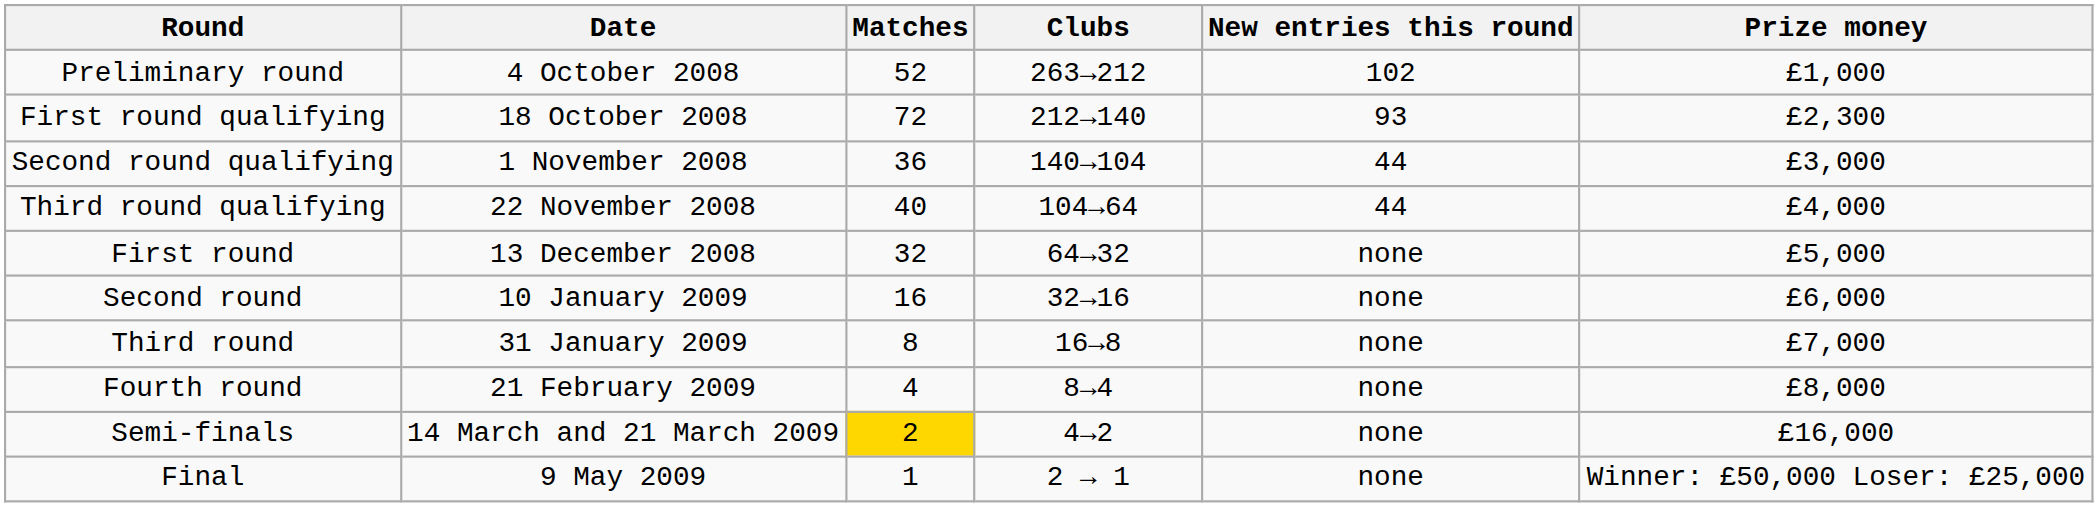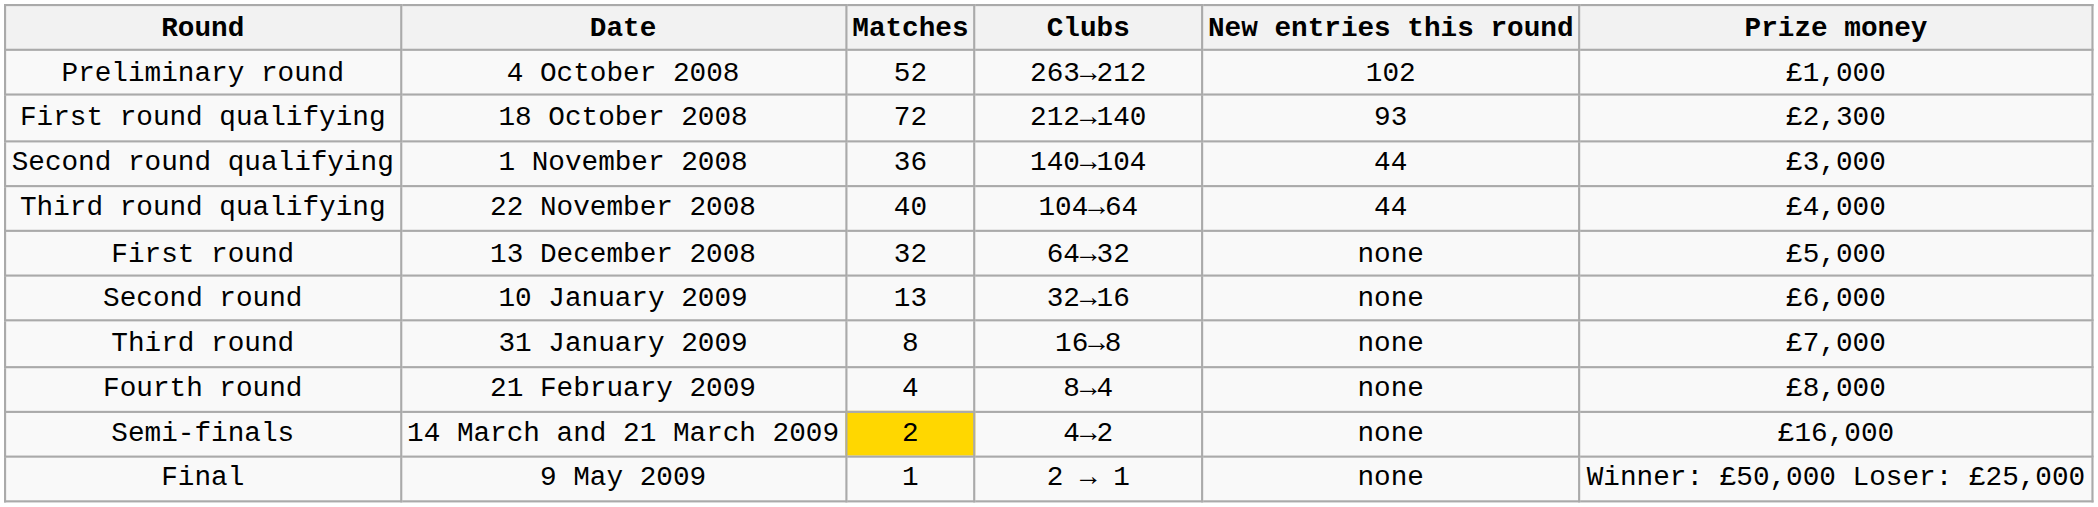(910, 298) 16 -> (910, 298) 13
